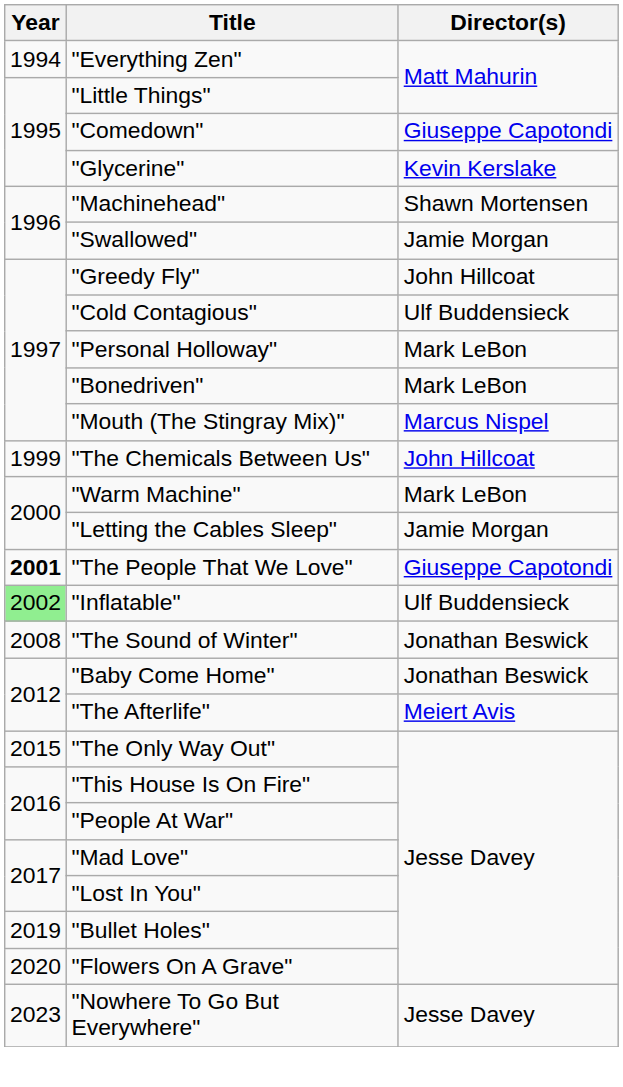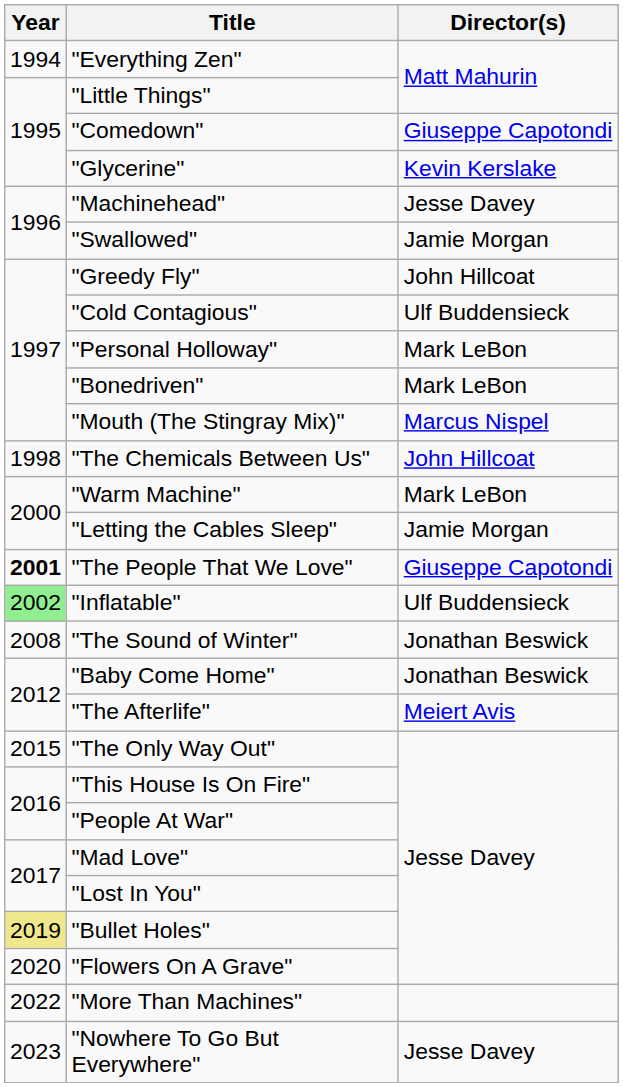(496, 204) Shawn Mortensen -> (469, 204) Jesse Davey
(35, 458) 1999 -> (35, 458) 1998
(35, 929) no background -> (35, 929) khaki background
+ row: (187, 1002)
